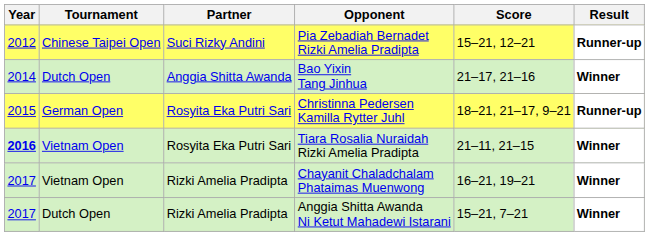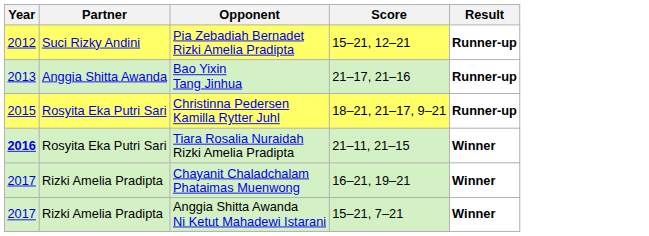- column: (101, 15)
(22, 77) 2014 -> (22, 77) 2013
(598, 77) Winner -> (484, 77) Runner-up
